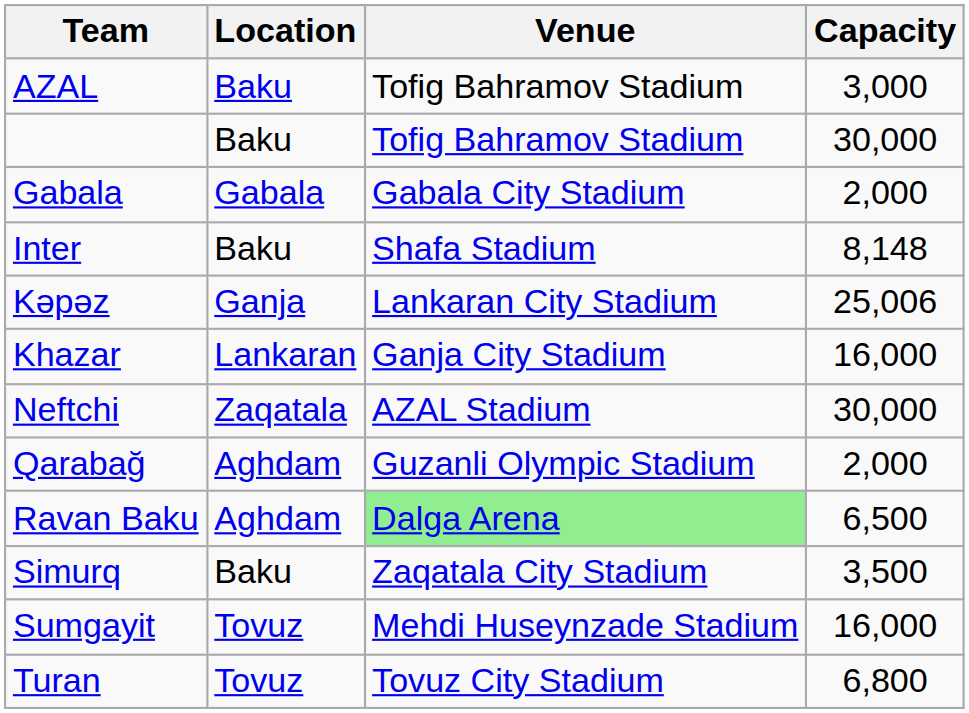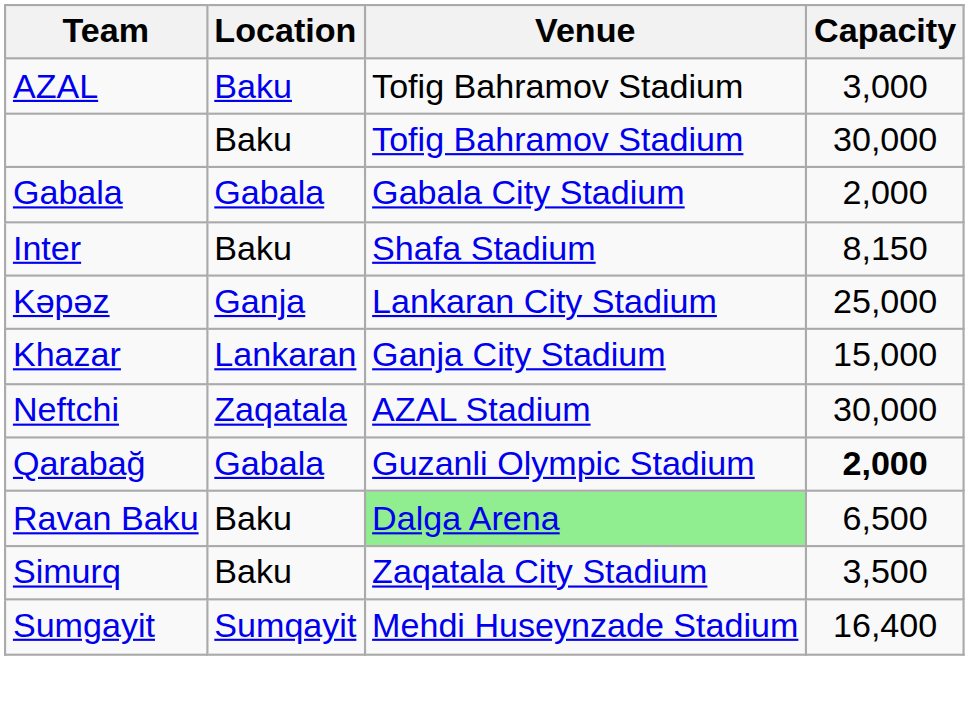(885, 247) 8,148 -> (885, 247) 8,150
(885, 301) 25,006 -> (885, 301) 25,000
(885, 355) 16,000 -> (885, 355) 15,000
(278, 463) Aghdam -> (269, 463) Gabala
(885, 463) normal -> (885, 463) bold
(278, 517) Aghdam -> (253, 517) Baku
(259, 626) Tovuz -> (285, 626) Sumqayit
(885, 626) 16,000 -> (885, 626) 16,400
- row: (57, 680)
